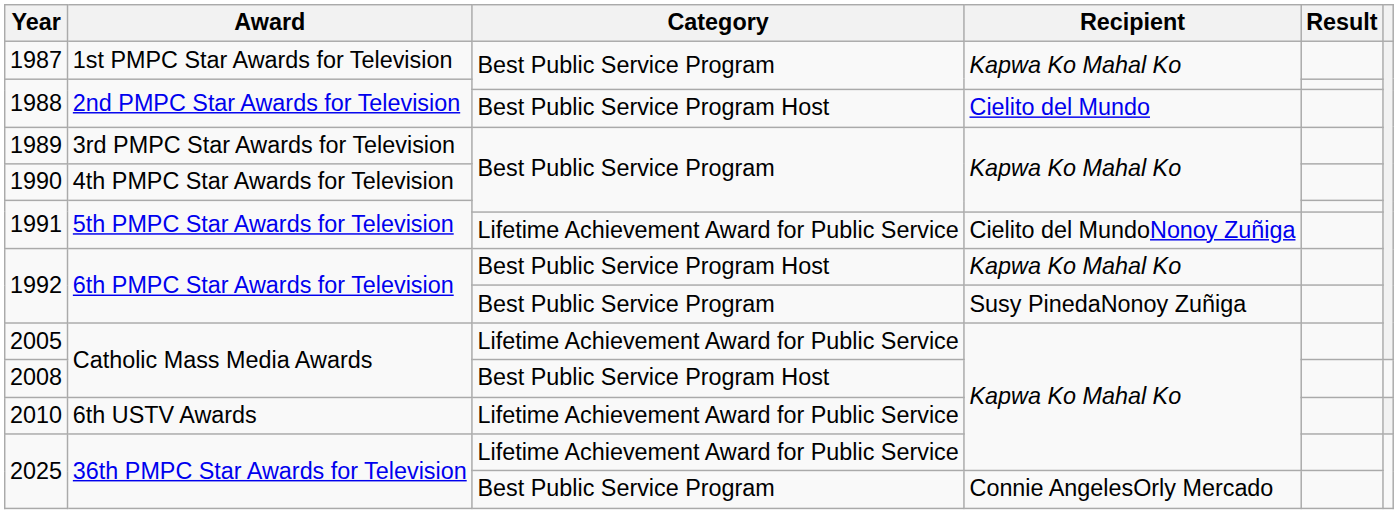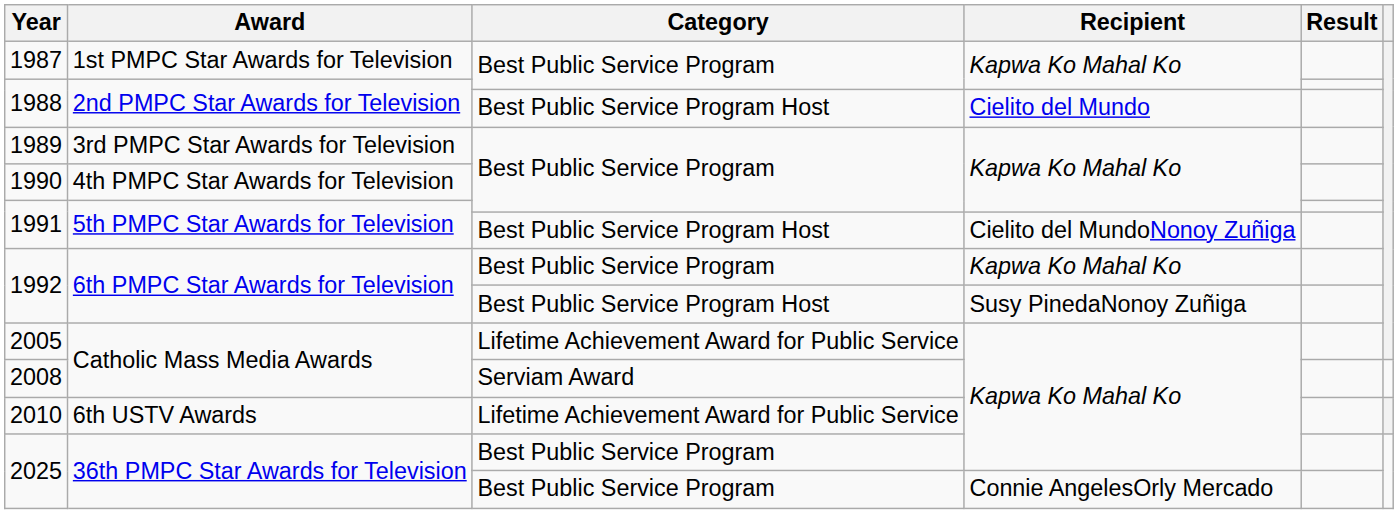(718, 229) Lifetime Achievement Award for Public Service -> (653, 229) Best Public Service Program Host
(653, 266) Best Public Service Program Host -> (626, 266) Best Public Service Program
(626, 303) Best Public Service Program -> (653, 303) Best Public Service Program Host
(653, 377) Best Public Service Program Host -> (556, 377) Serviam Award
(718, 452) Lifetime Achievement Award for Public Service -> (626, 452) Best Public Service Program
